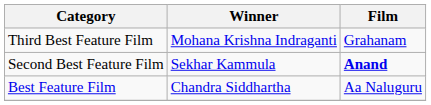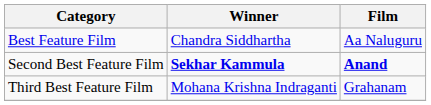rows swapped: (62, 87) <-> (80, 40)
(223, 64) normal -> (228, 64) bold
